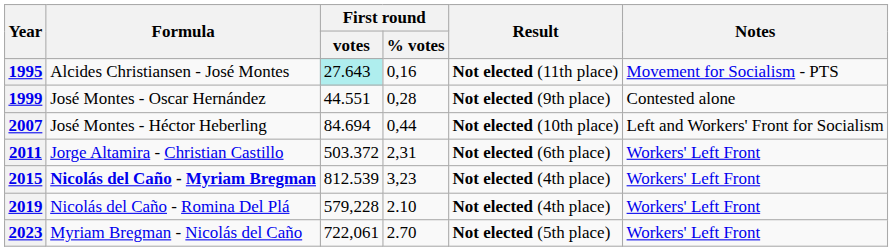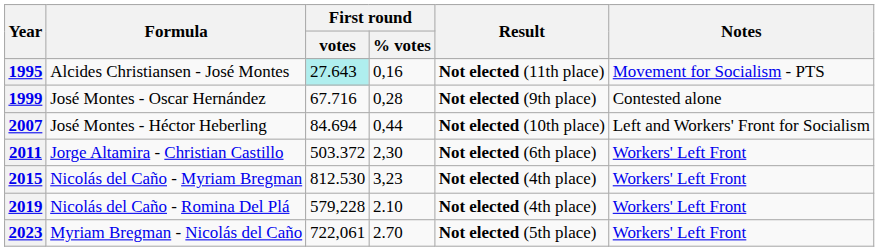(347, 98) 44.551 -> (333, 98) 67.716
(402, 152) 2,31 -> (388, 152) 2,30
(183, 179) bold -> (176, 179) normal
(351, 179) 812.539 -> (338, 179) 812.530
